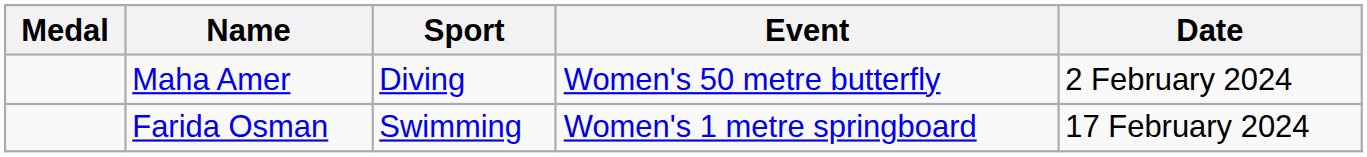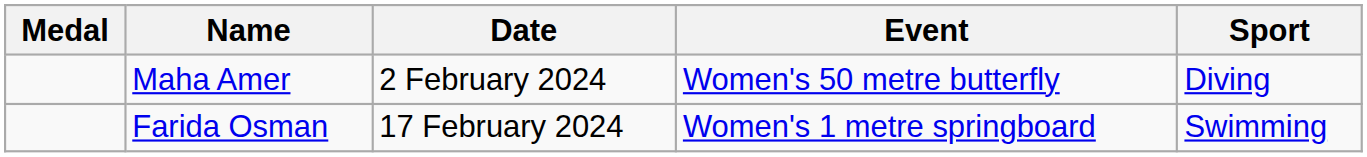columns swapped: (464, 30) <-> (1210, 30)
